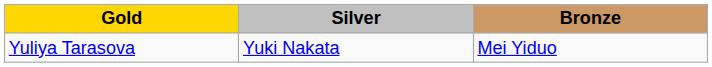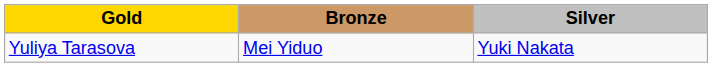columns swapped: (356, 18) <-> (590, 18)
